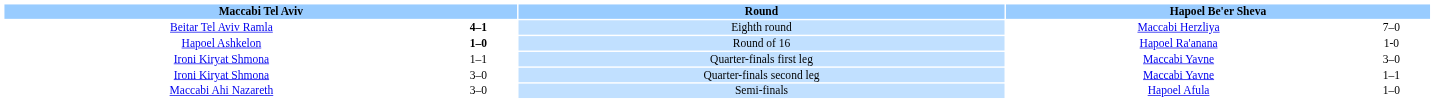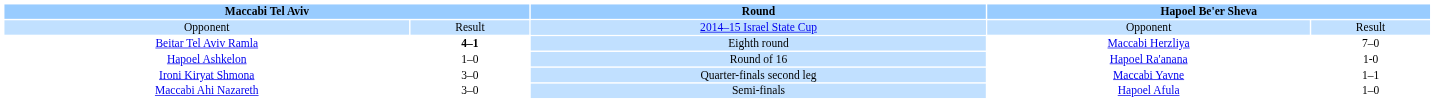+ row: (759, 27)
(478, 43) bold -> (470, 59) normal
- row: (762, 59)
